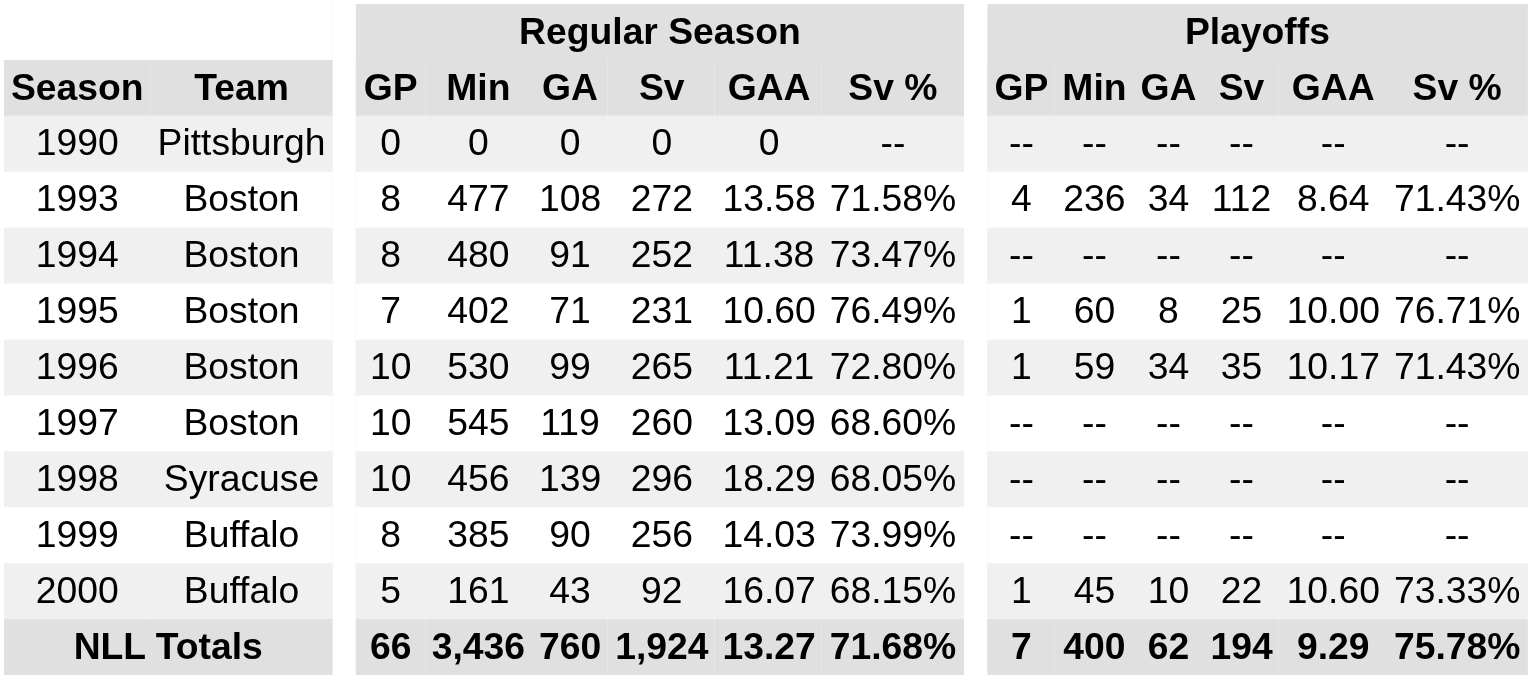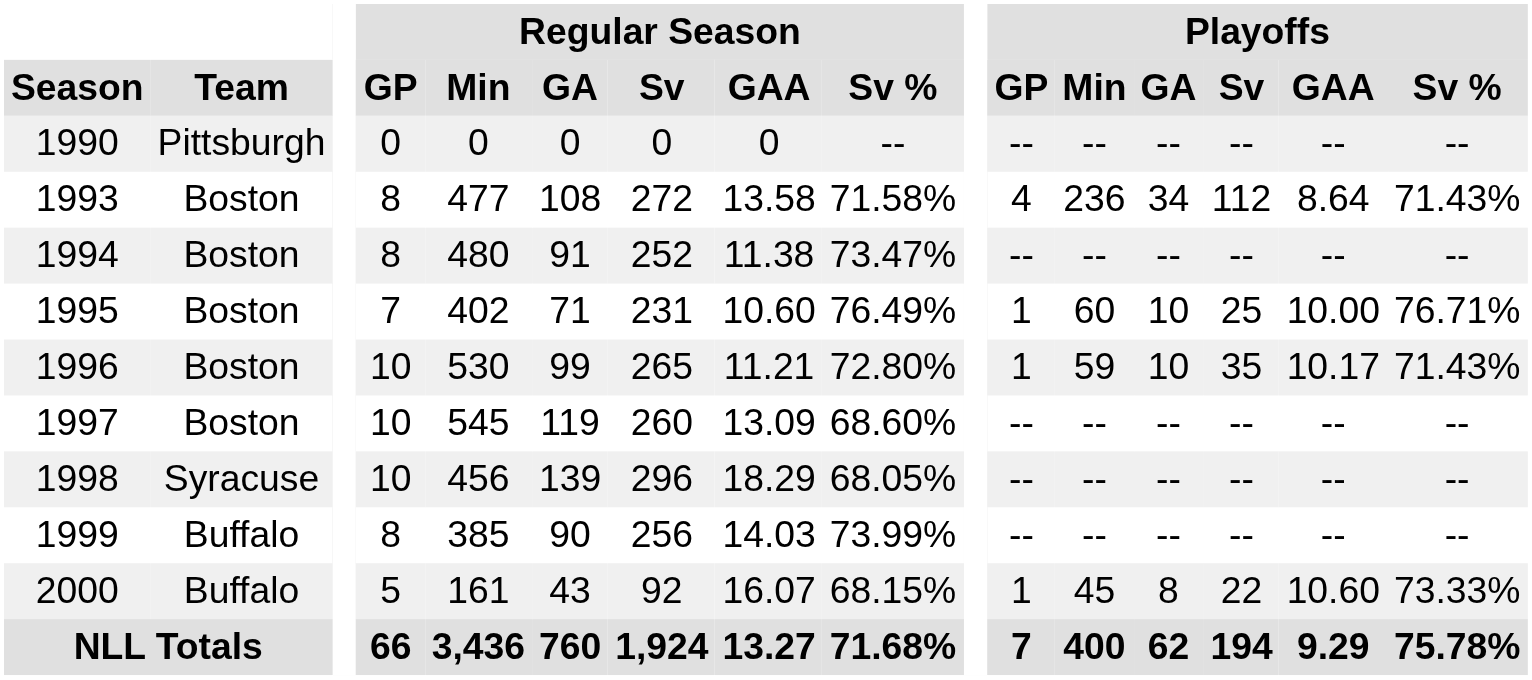(1168, 310) 8 -> (1168, 310) 10
(1168, 366) 34 -> (1168, 366) 10
(1168, 590) 10 -> (1168, 590) 8
